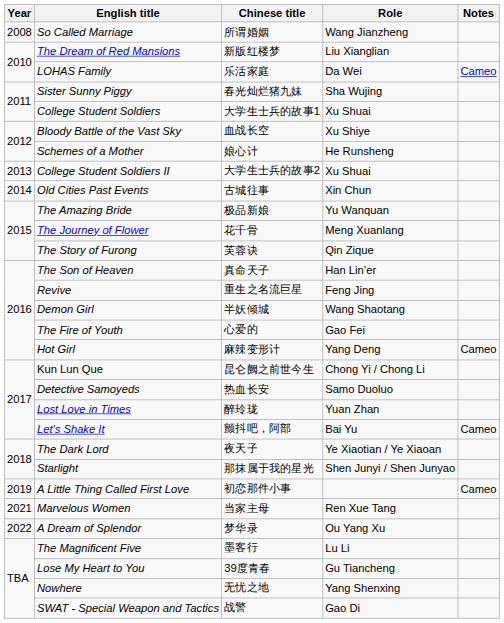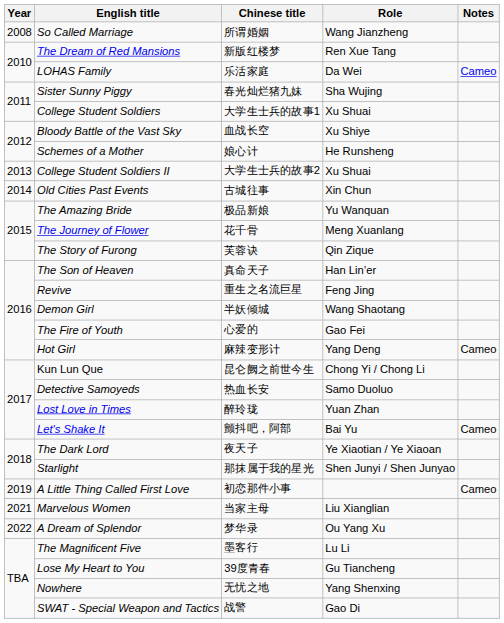(357, 52) Liu Xianglian -> (361, 52) Ren Xue Tang
(361, 508) Ren Xue Tang -> (357, 508) Liu Xianglian
